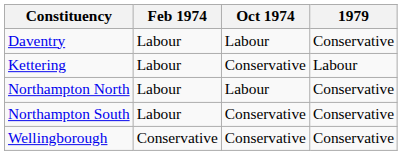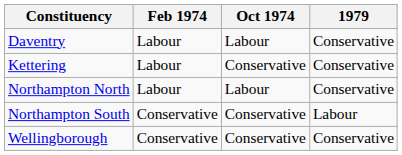(335, 65) Labour -> (353, 65) Conservative
(159, 114) Labour -> (177, 114) Conservative
(353, 114) Conservative -> (335, 114) Labour
